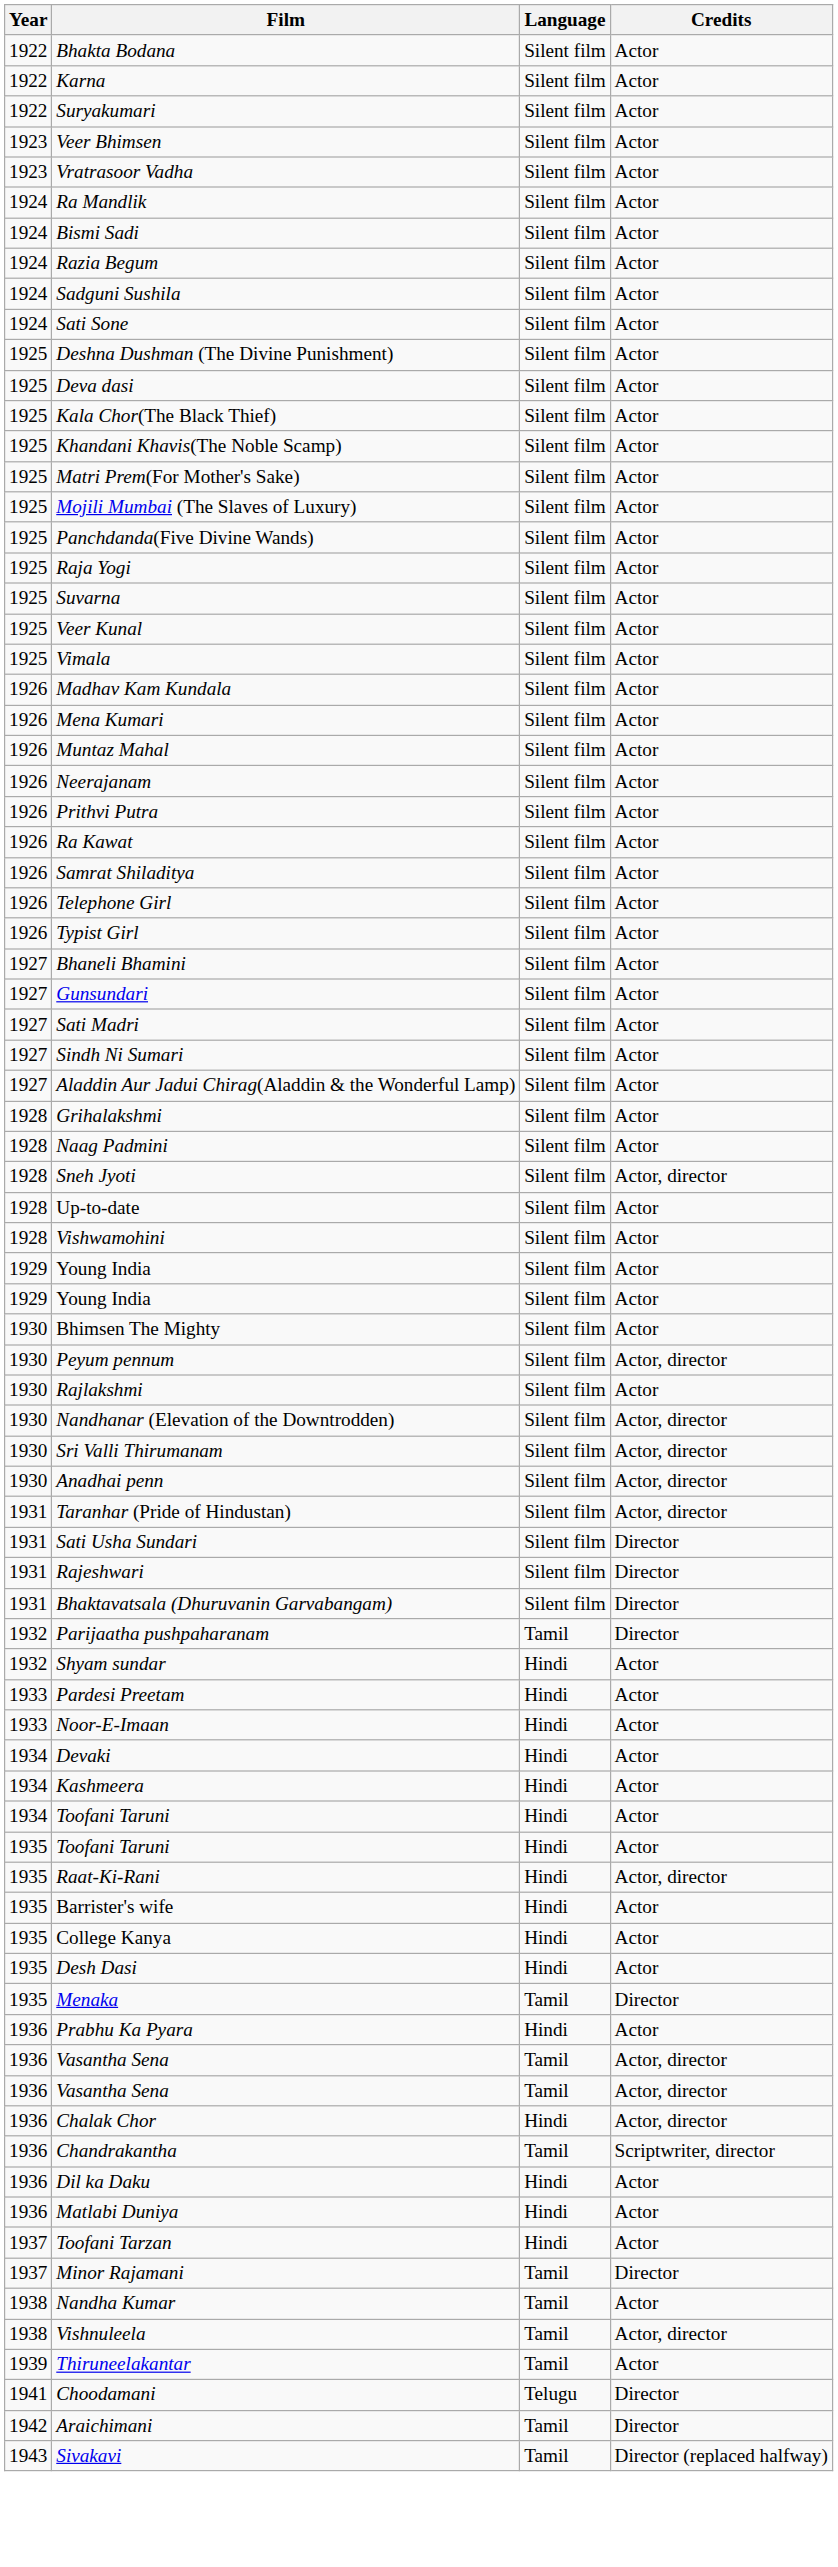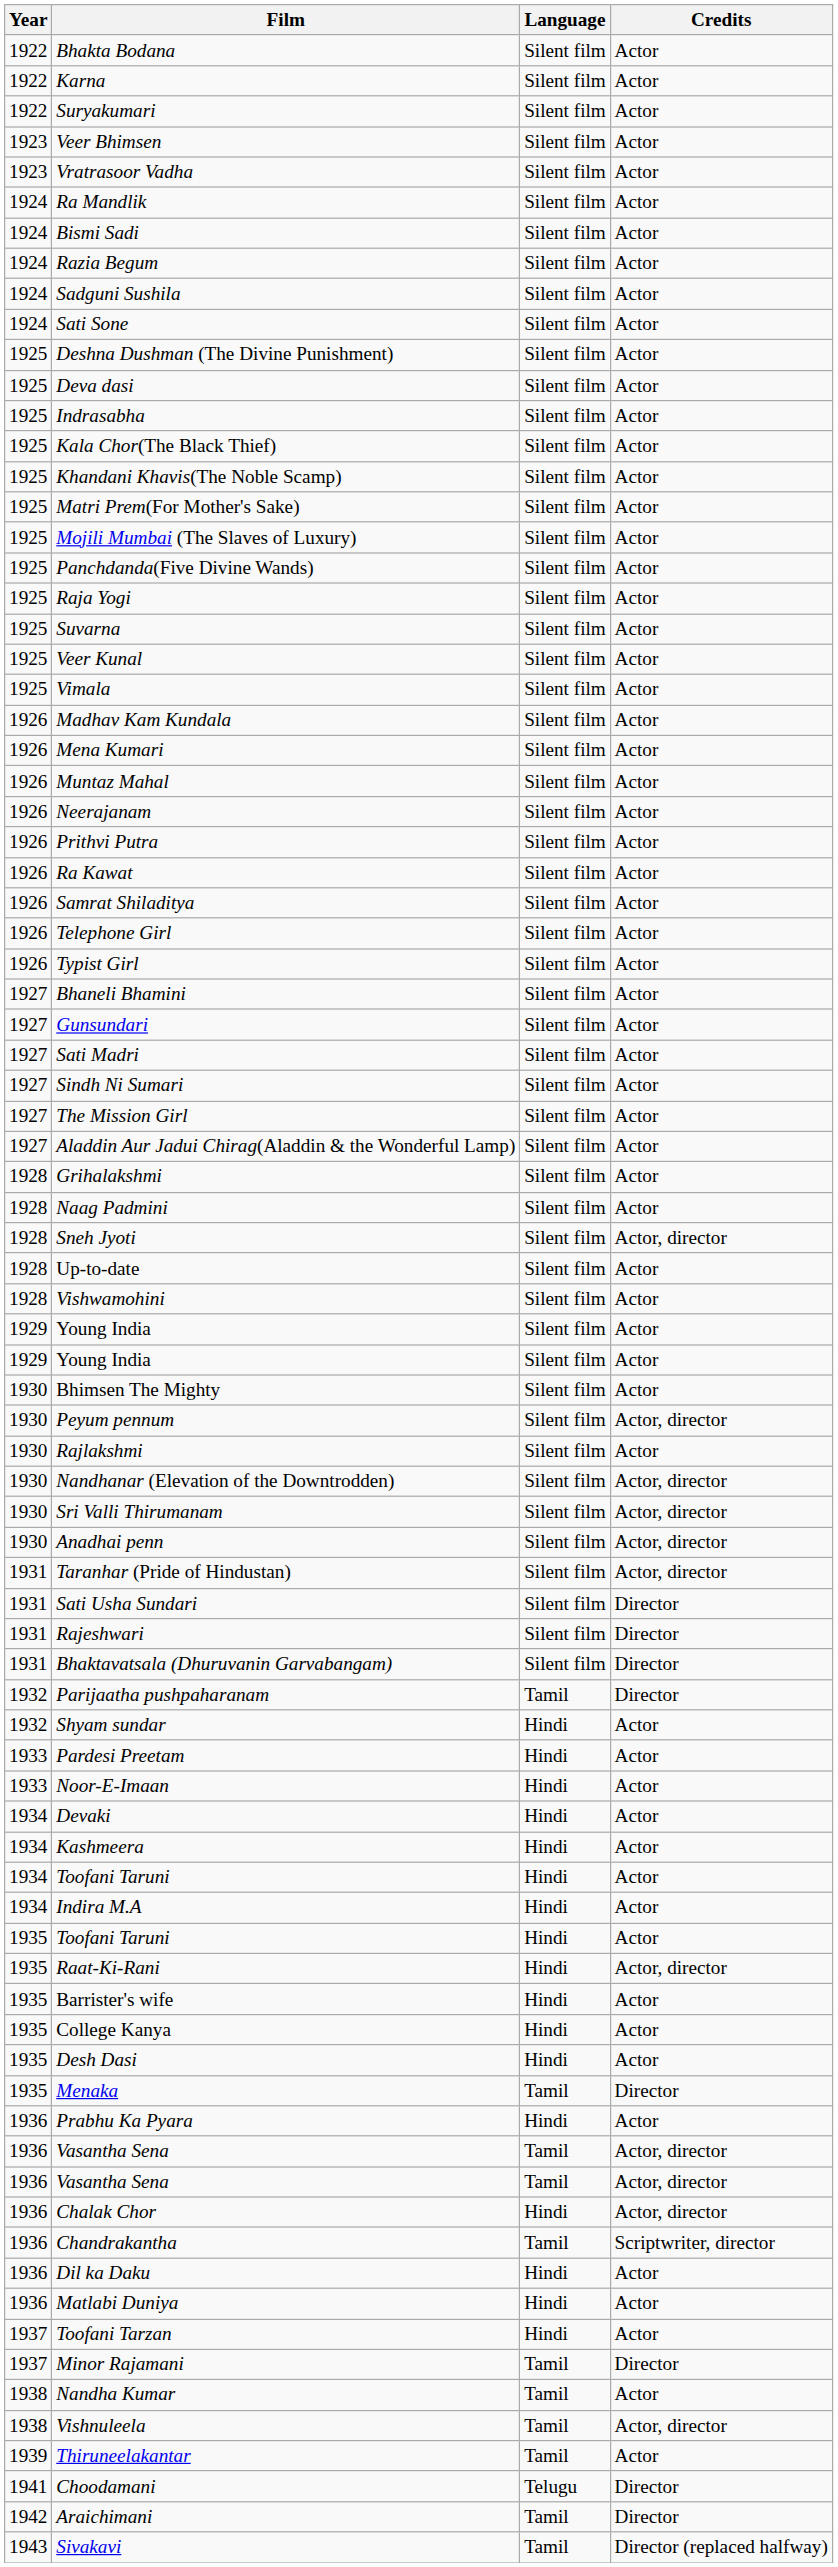+ row: (28, 415)
+ row: (28, 1115)
+ row: (28, 1907)
